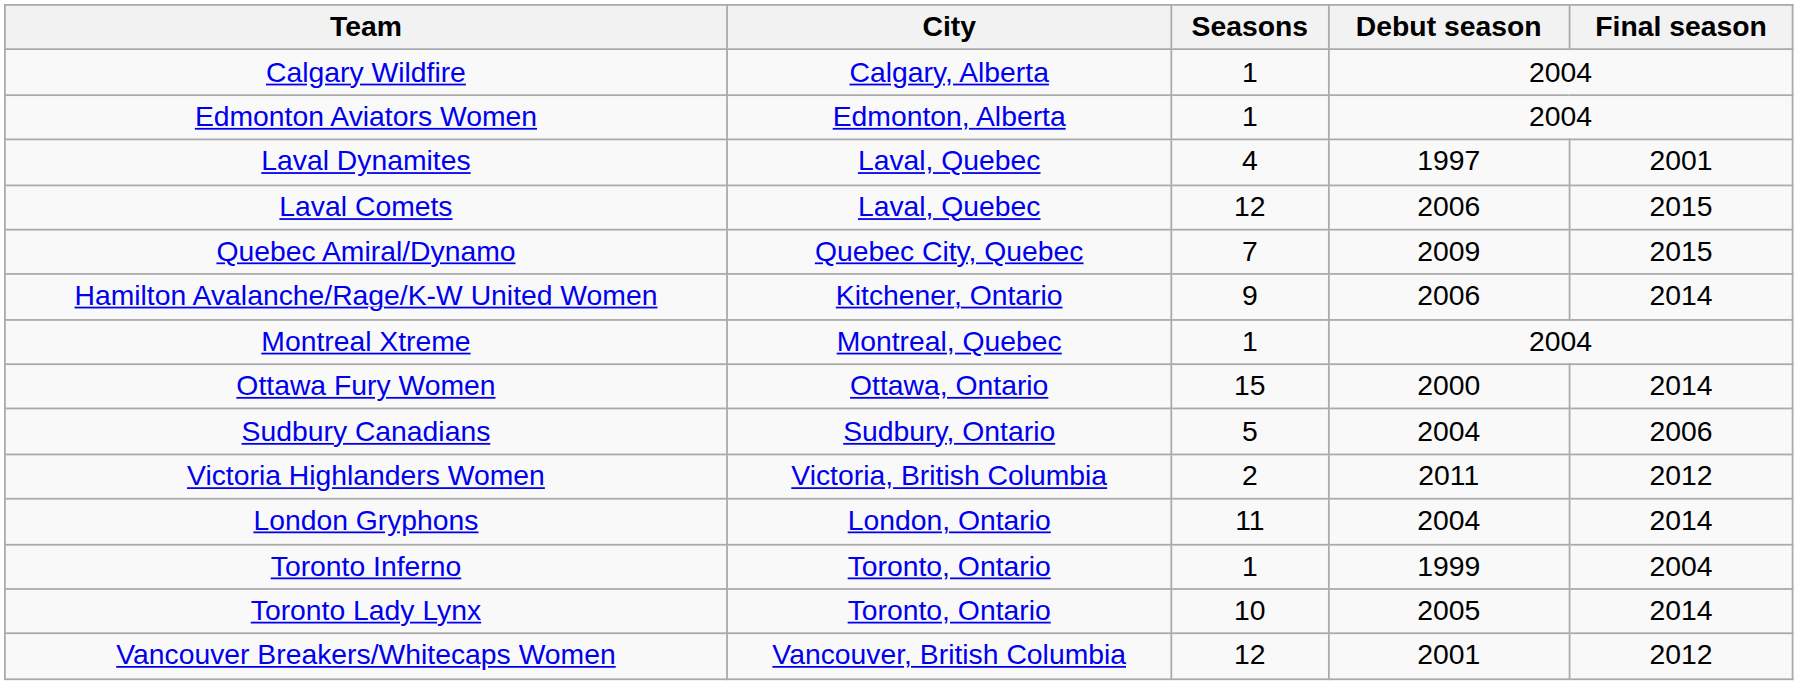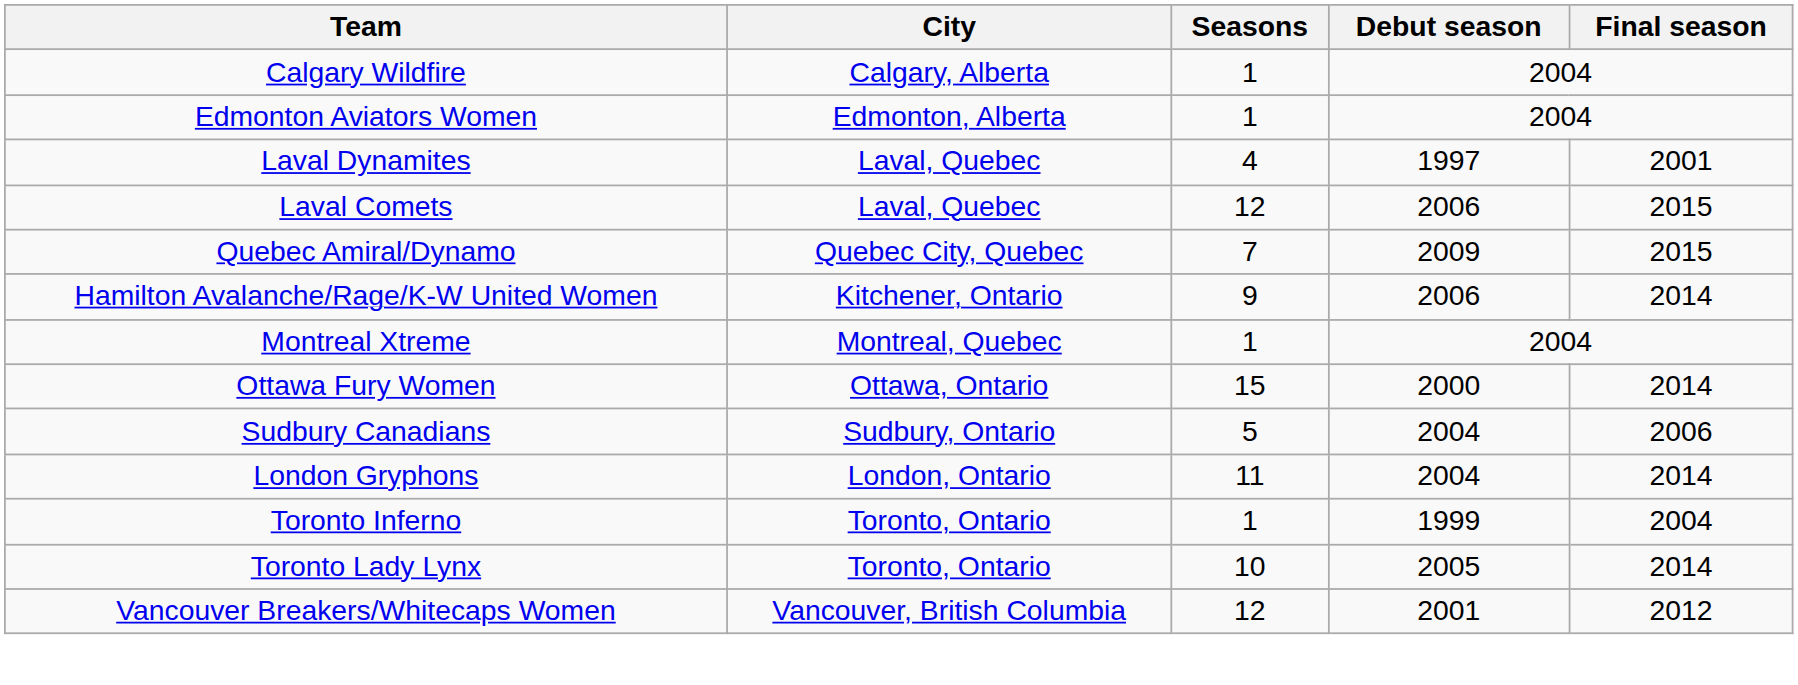- row: (366, 476)
